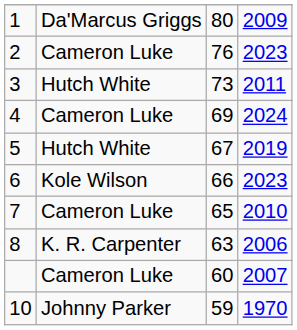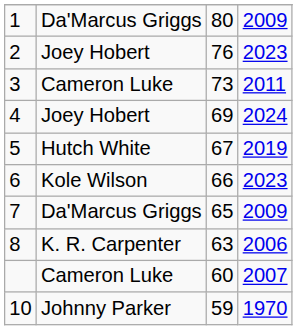(107, 52) Cameron Luke -> (95, 52) Joey Hobert
(96, 84) Hutch White -> (107, 84) Cameron Luke
(107, 116) Cameron Luke -> (95, 116) Joey Hobert
(107, 212) Cameron Luke -> (121, 212) Da'Marcus Griggs
(265, 212) 2010 -> (265, 212) 2009
